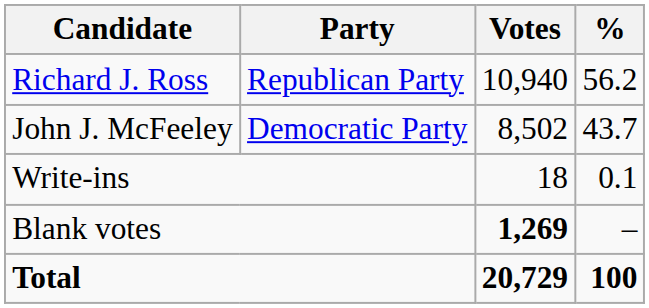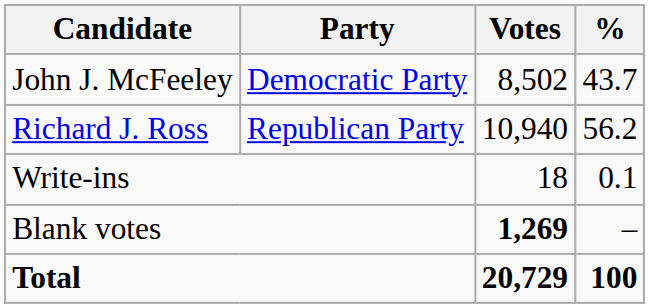rows swapped: (110, 79) <-> (122, 128)
